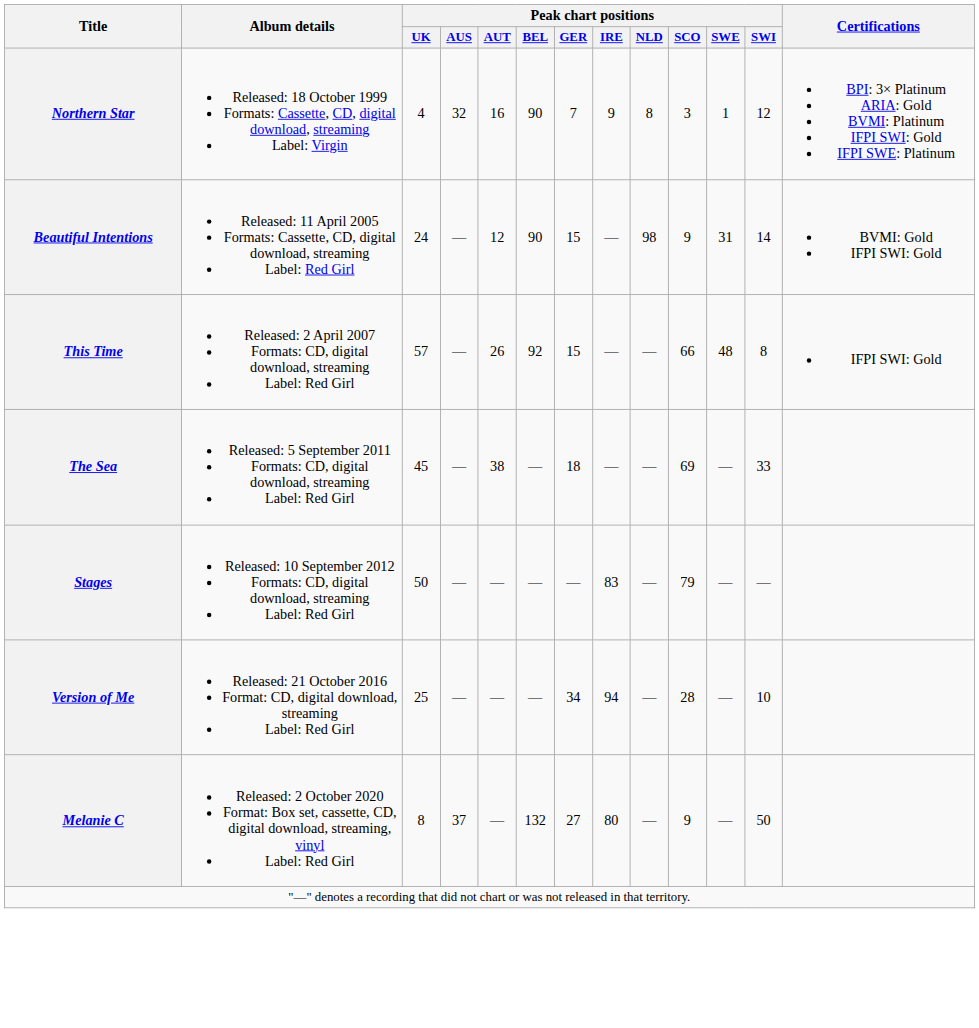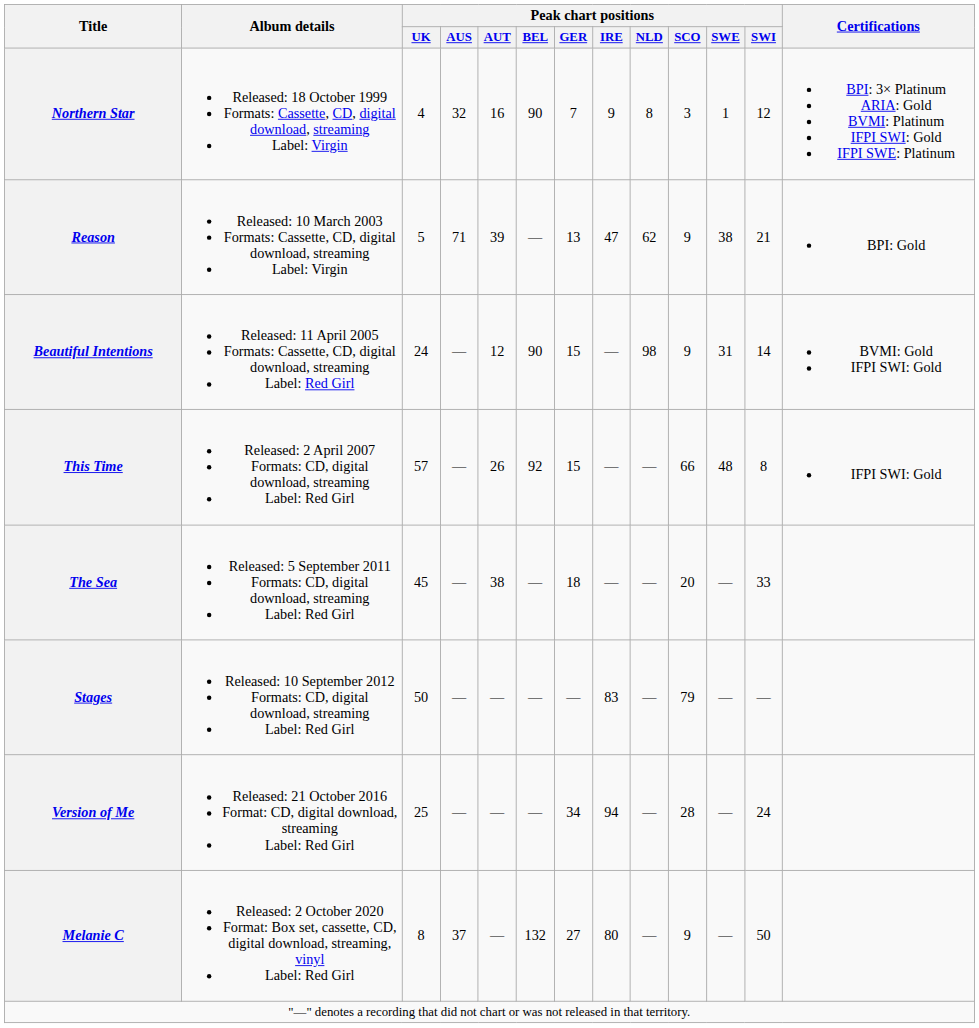+ row: (93, 236)
(687, 467) 69 -> (687, 582) 20
(764, 697) 10 -> (764, 812) 24
